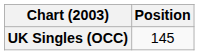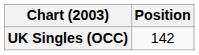(163, 38) 145 -> (163, 38) 142
